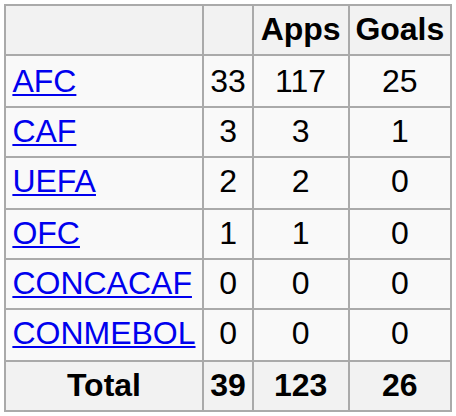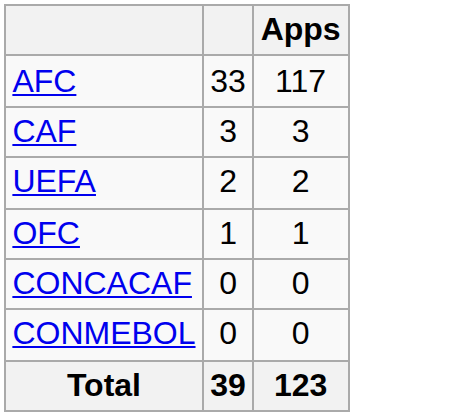- column: (400, 29)
